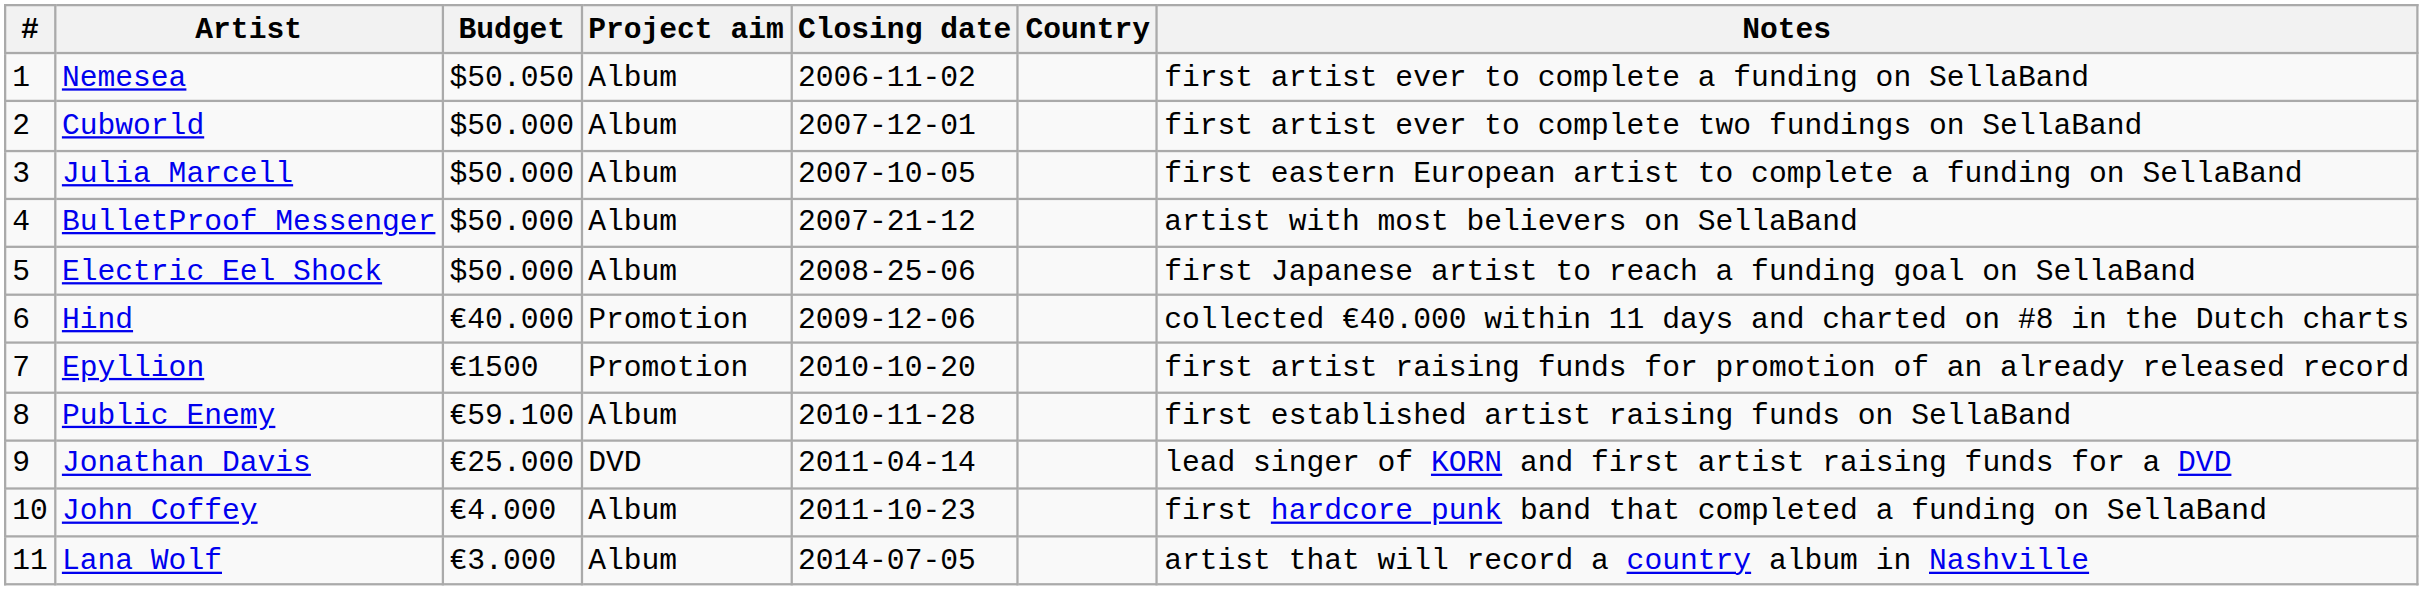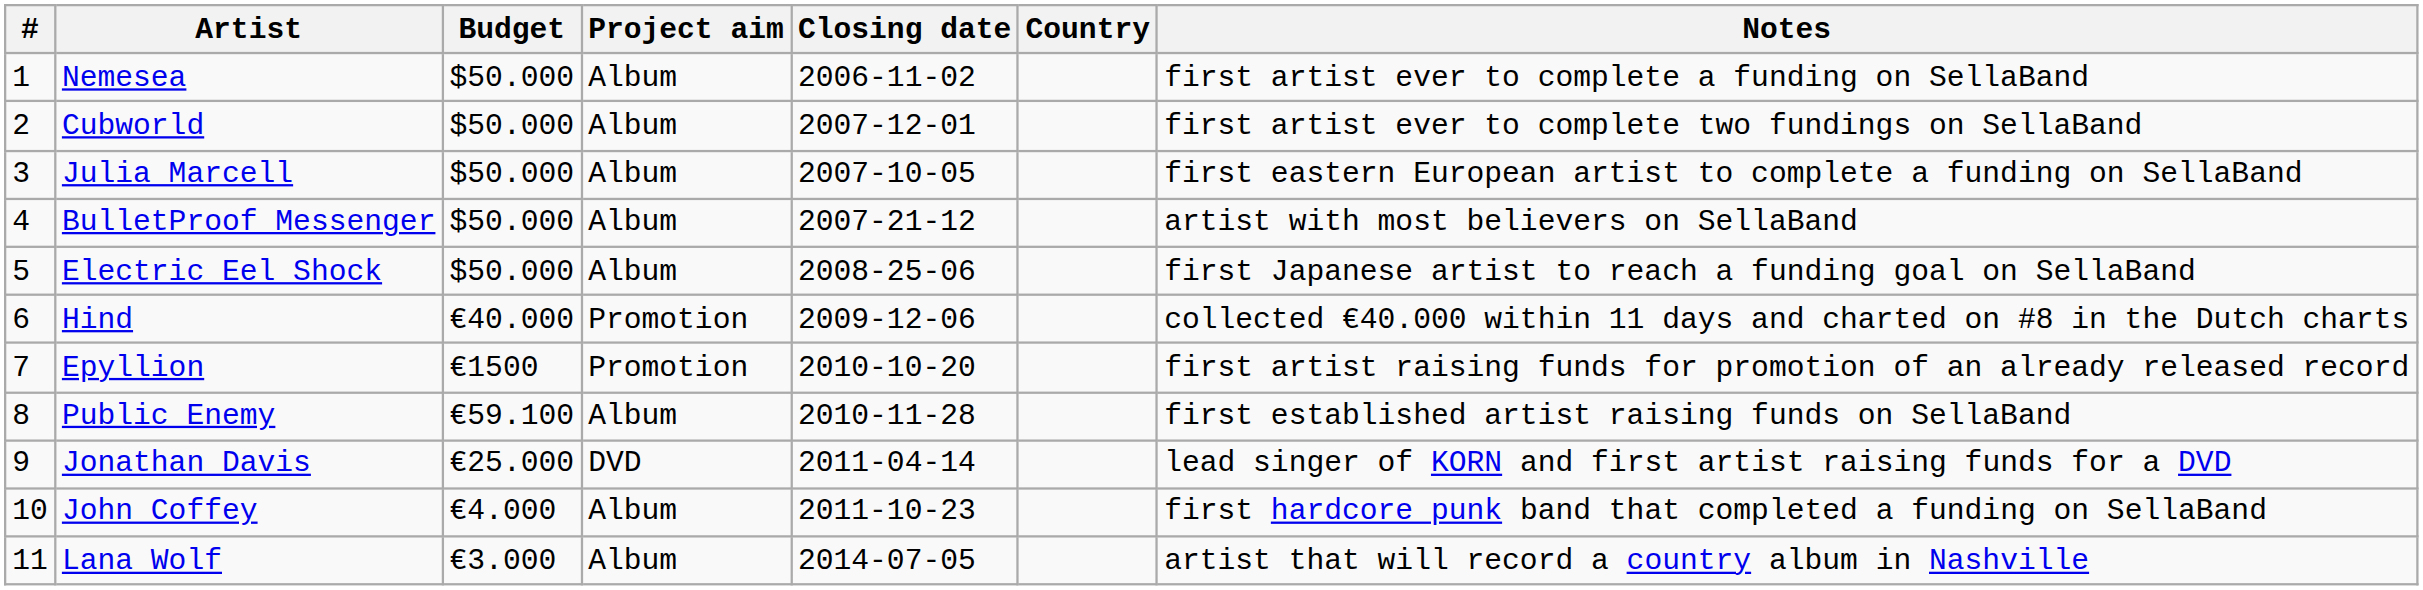(512, 78) $50.050 -> (512, 78) $50.000
